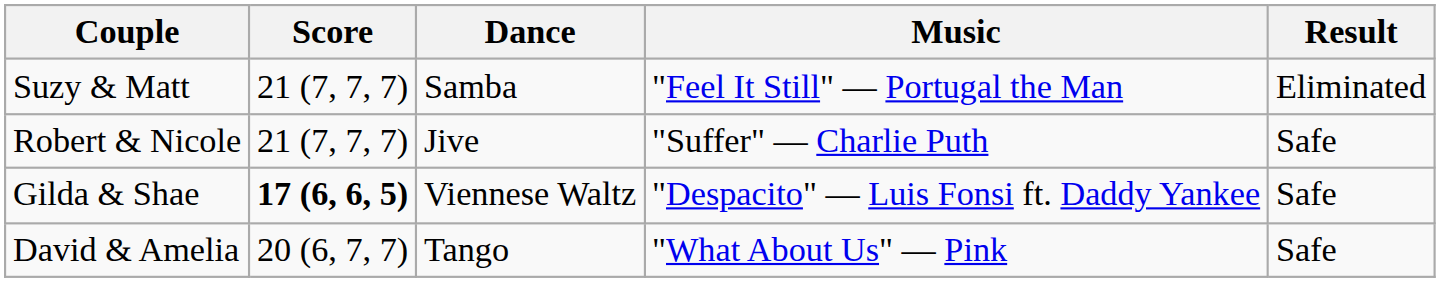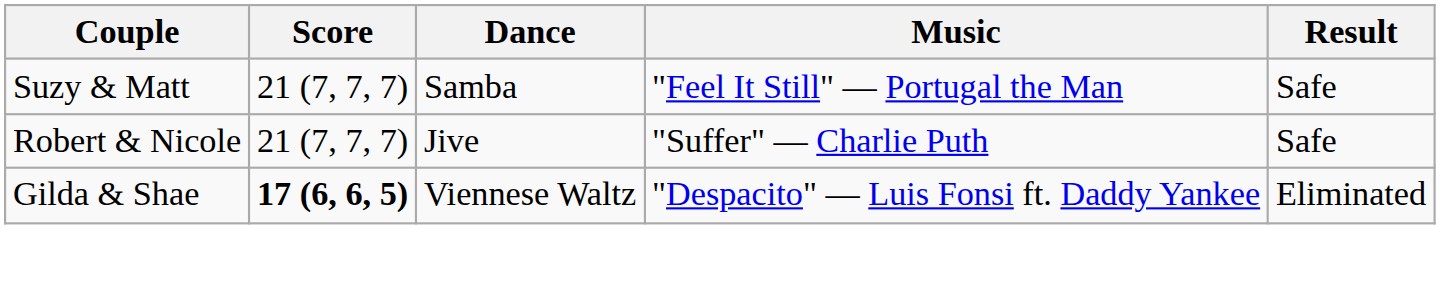(1351, 85) Eliminated -> (1306, 85) Safe
(1306, 194) Safe -> (1351, 194) Eliminated
- row: (126, 248)
